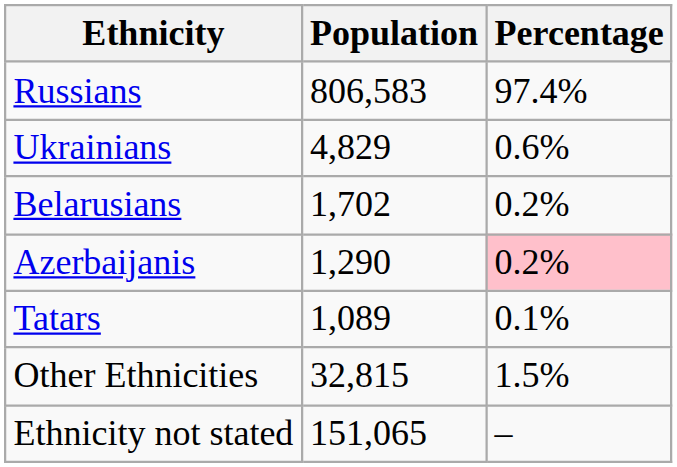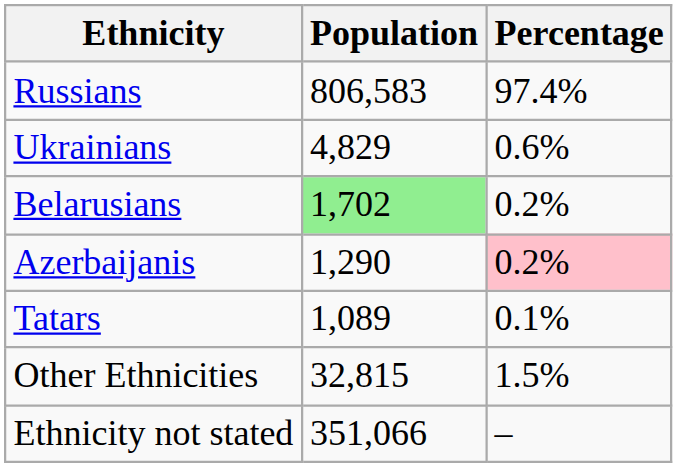(350, 204) no background -> (350, 204) lightgreen background
(368, 432) 151,065 -> (368, 432) 351,066
